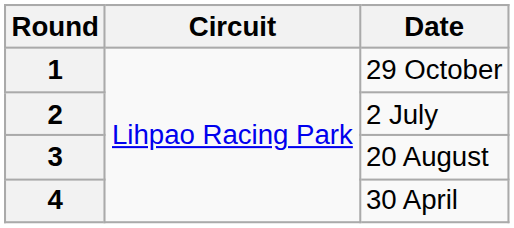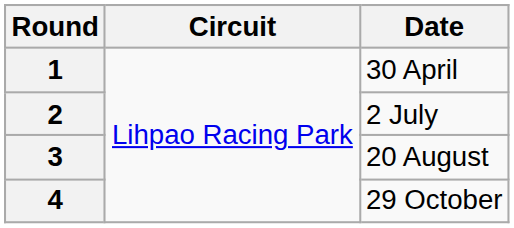(434, 70) 29 October -> (412, 70) 30 April
(412, 200) 30 April -> (434, 200) 29 October
